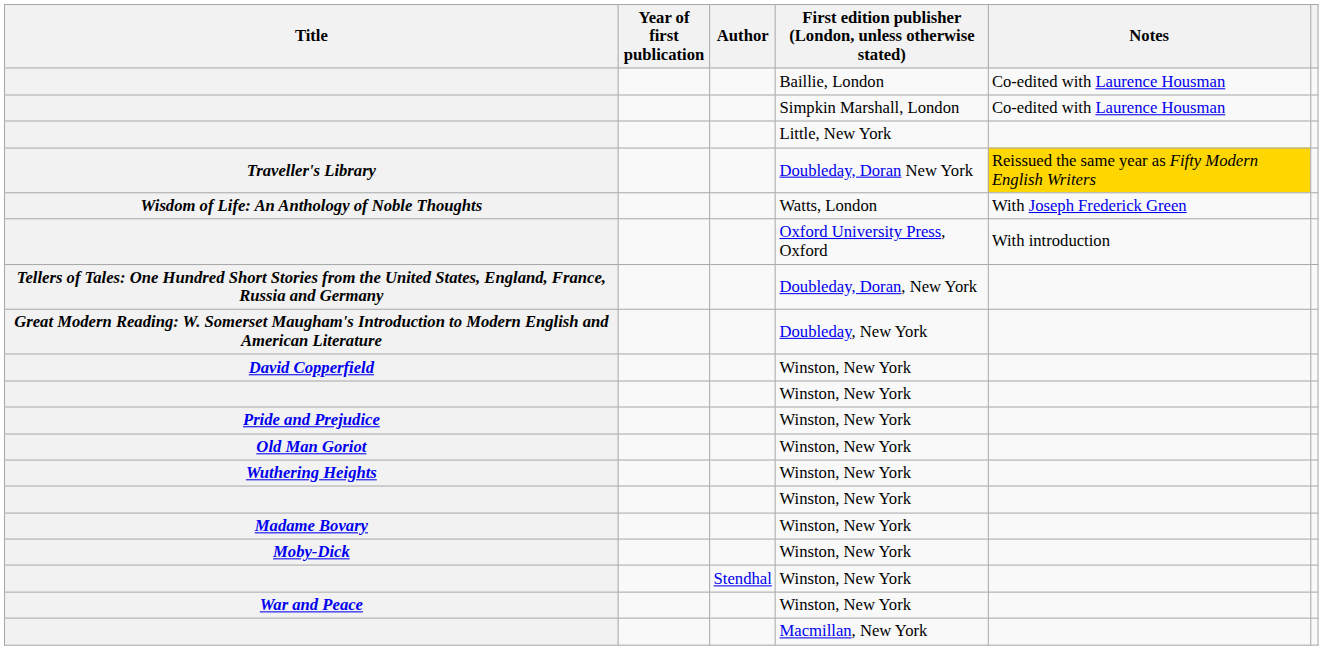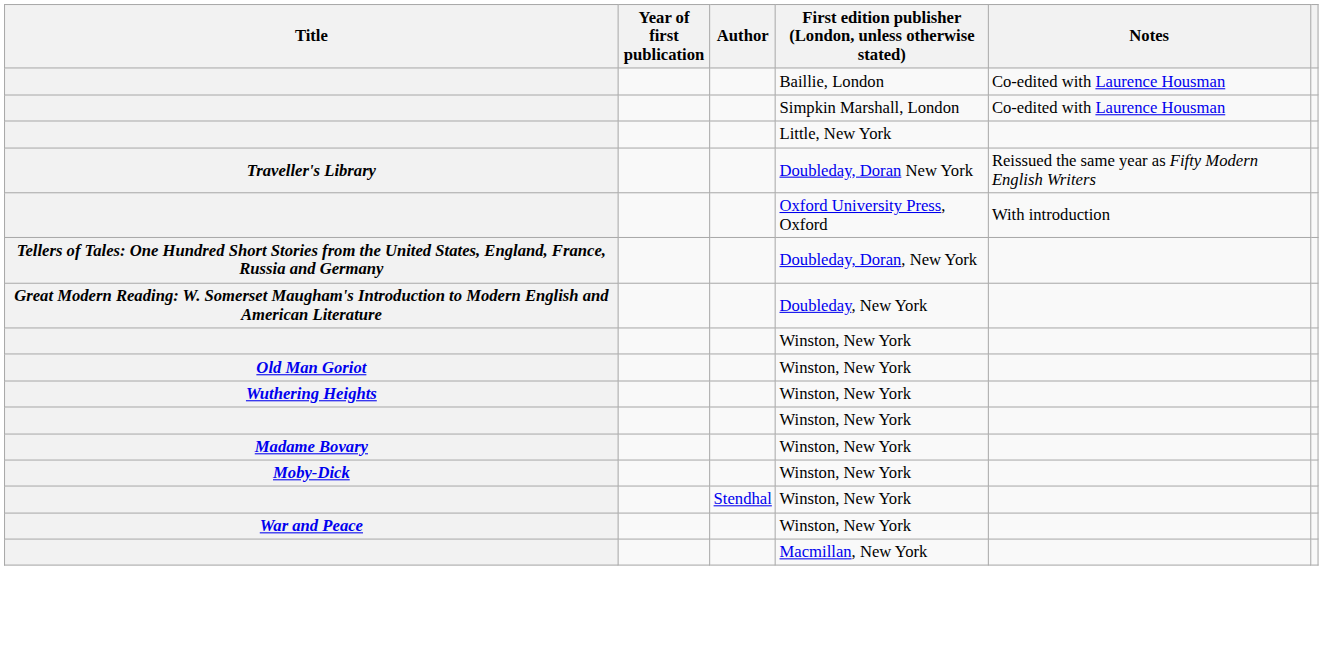(1125, 170) gold background -> (1125, 170) no background
- row: (311, 205)
- row: (311, 367)
- row: (311, 420)
